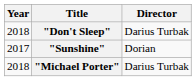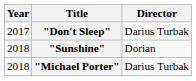(18, 31) 2018 -> (18, 31) 2017
(18, 48) 2017 -> (18, 48) 2018
